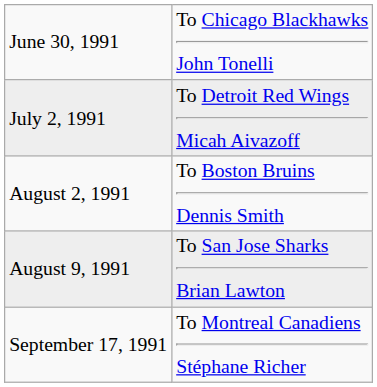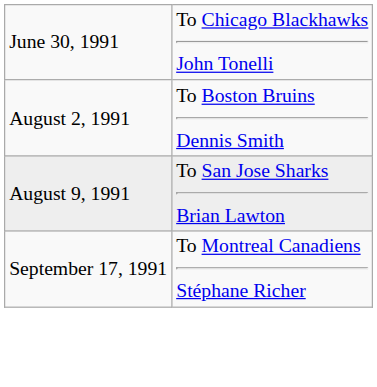- row: (58, 117)
